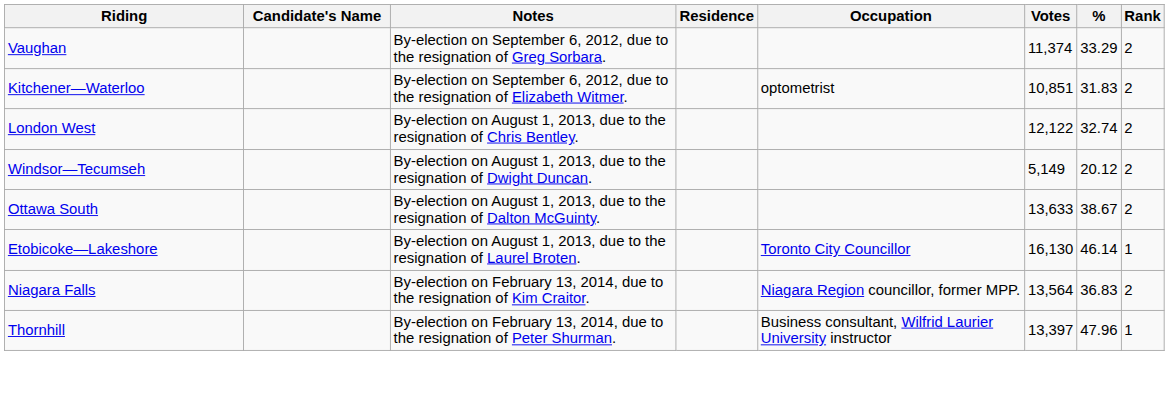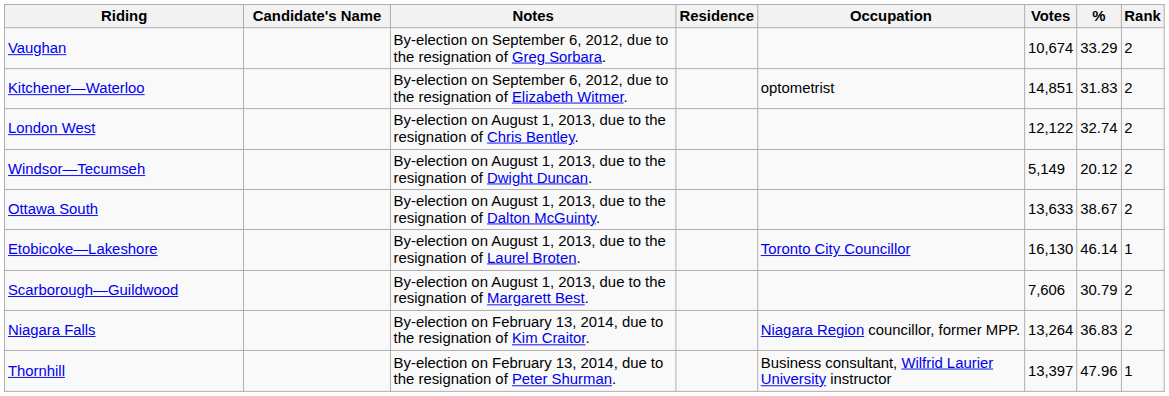(1050, 48) 11,374 -> (1051, 48) 10,674
(1051, 88) 10,851 -> (1051, 88) 14,851
+ row: (93, 290)
(1051, 290) 13,564 -> (1051, 330) 13,264
